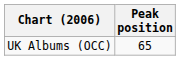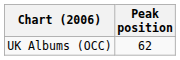(145, 46) 65 -> (145, 46) 62
